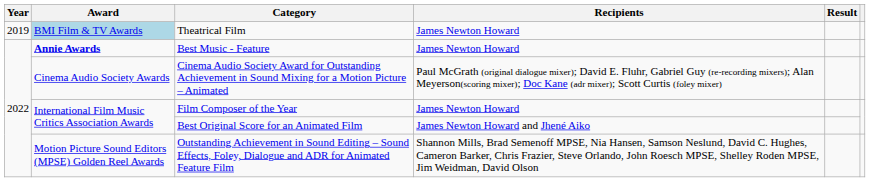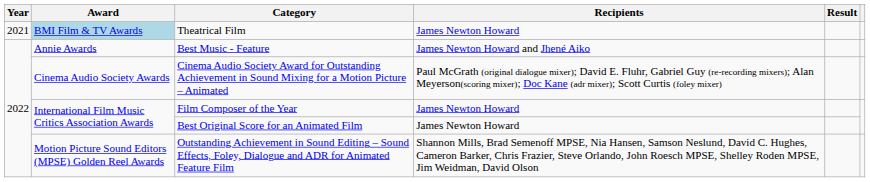(18, 30) 2019 -> (18, 30) 2021
(67, 48) bold -> (65, 48) normal
(468, 48) James Newton Howard -> (503, 48) James Newton Howard and Jhené Aiko
(503, 125) James Newton Howard and Jhené Aiko -> (468, 125) James Newton Howard
